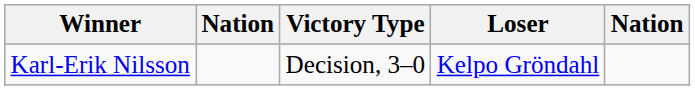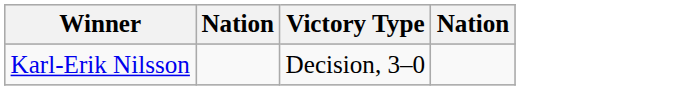- column: (518, 24)
